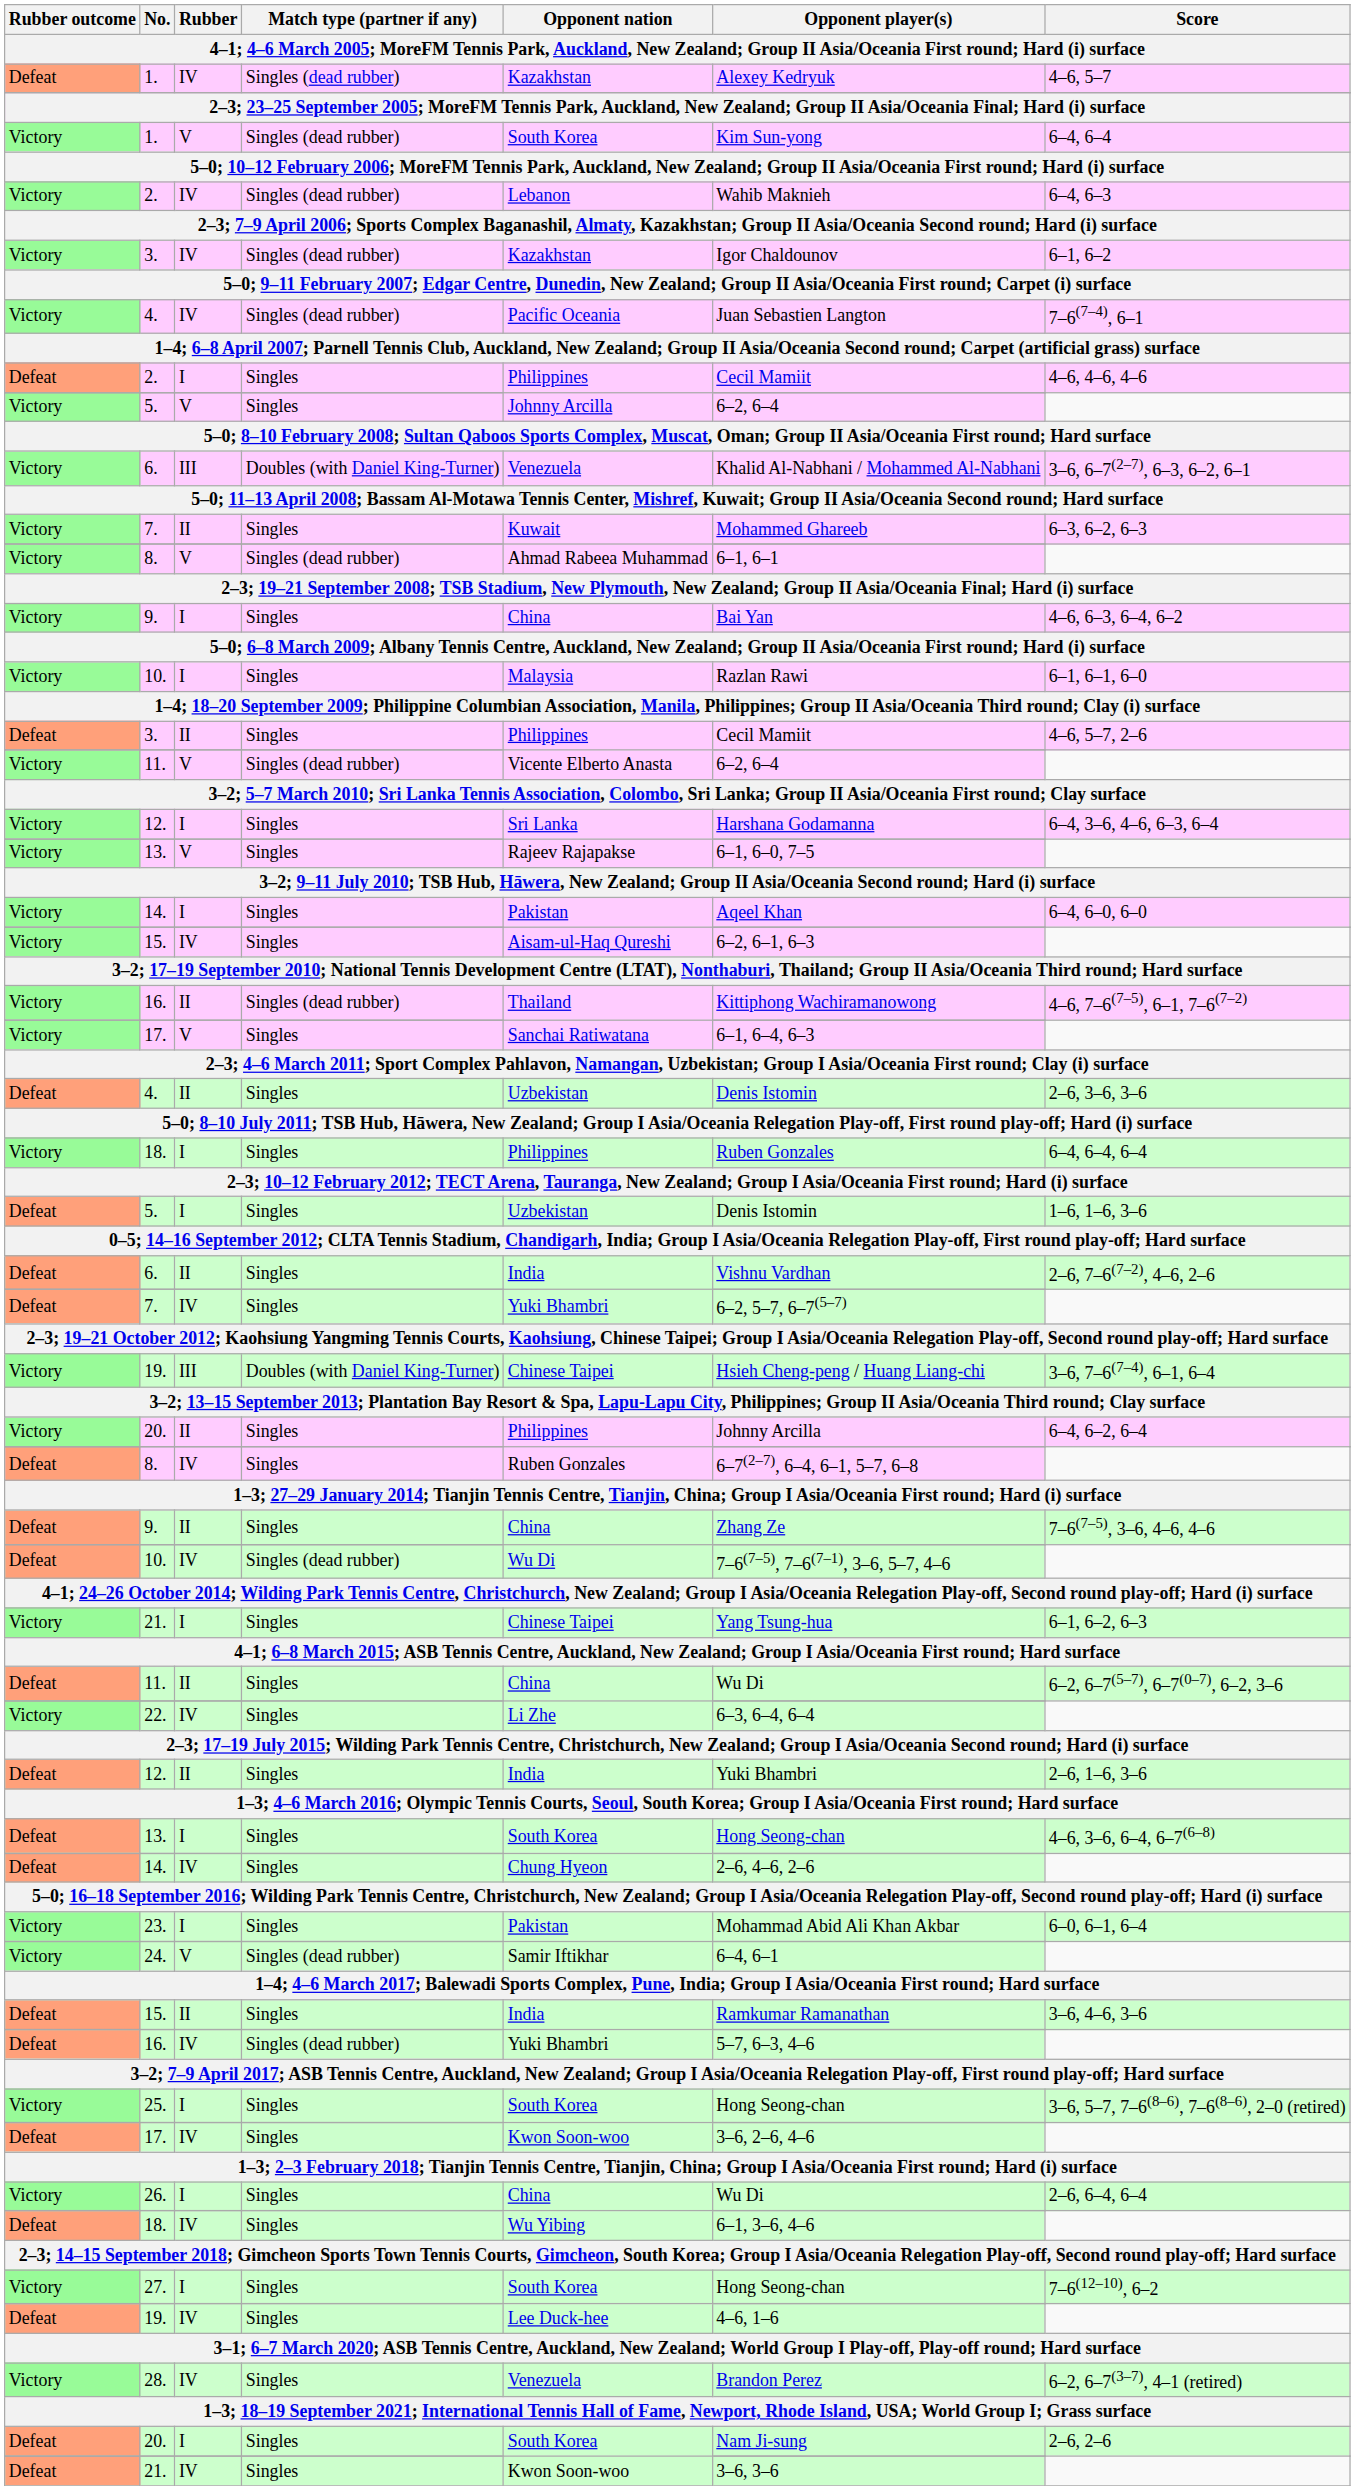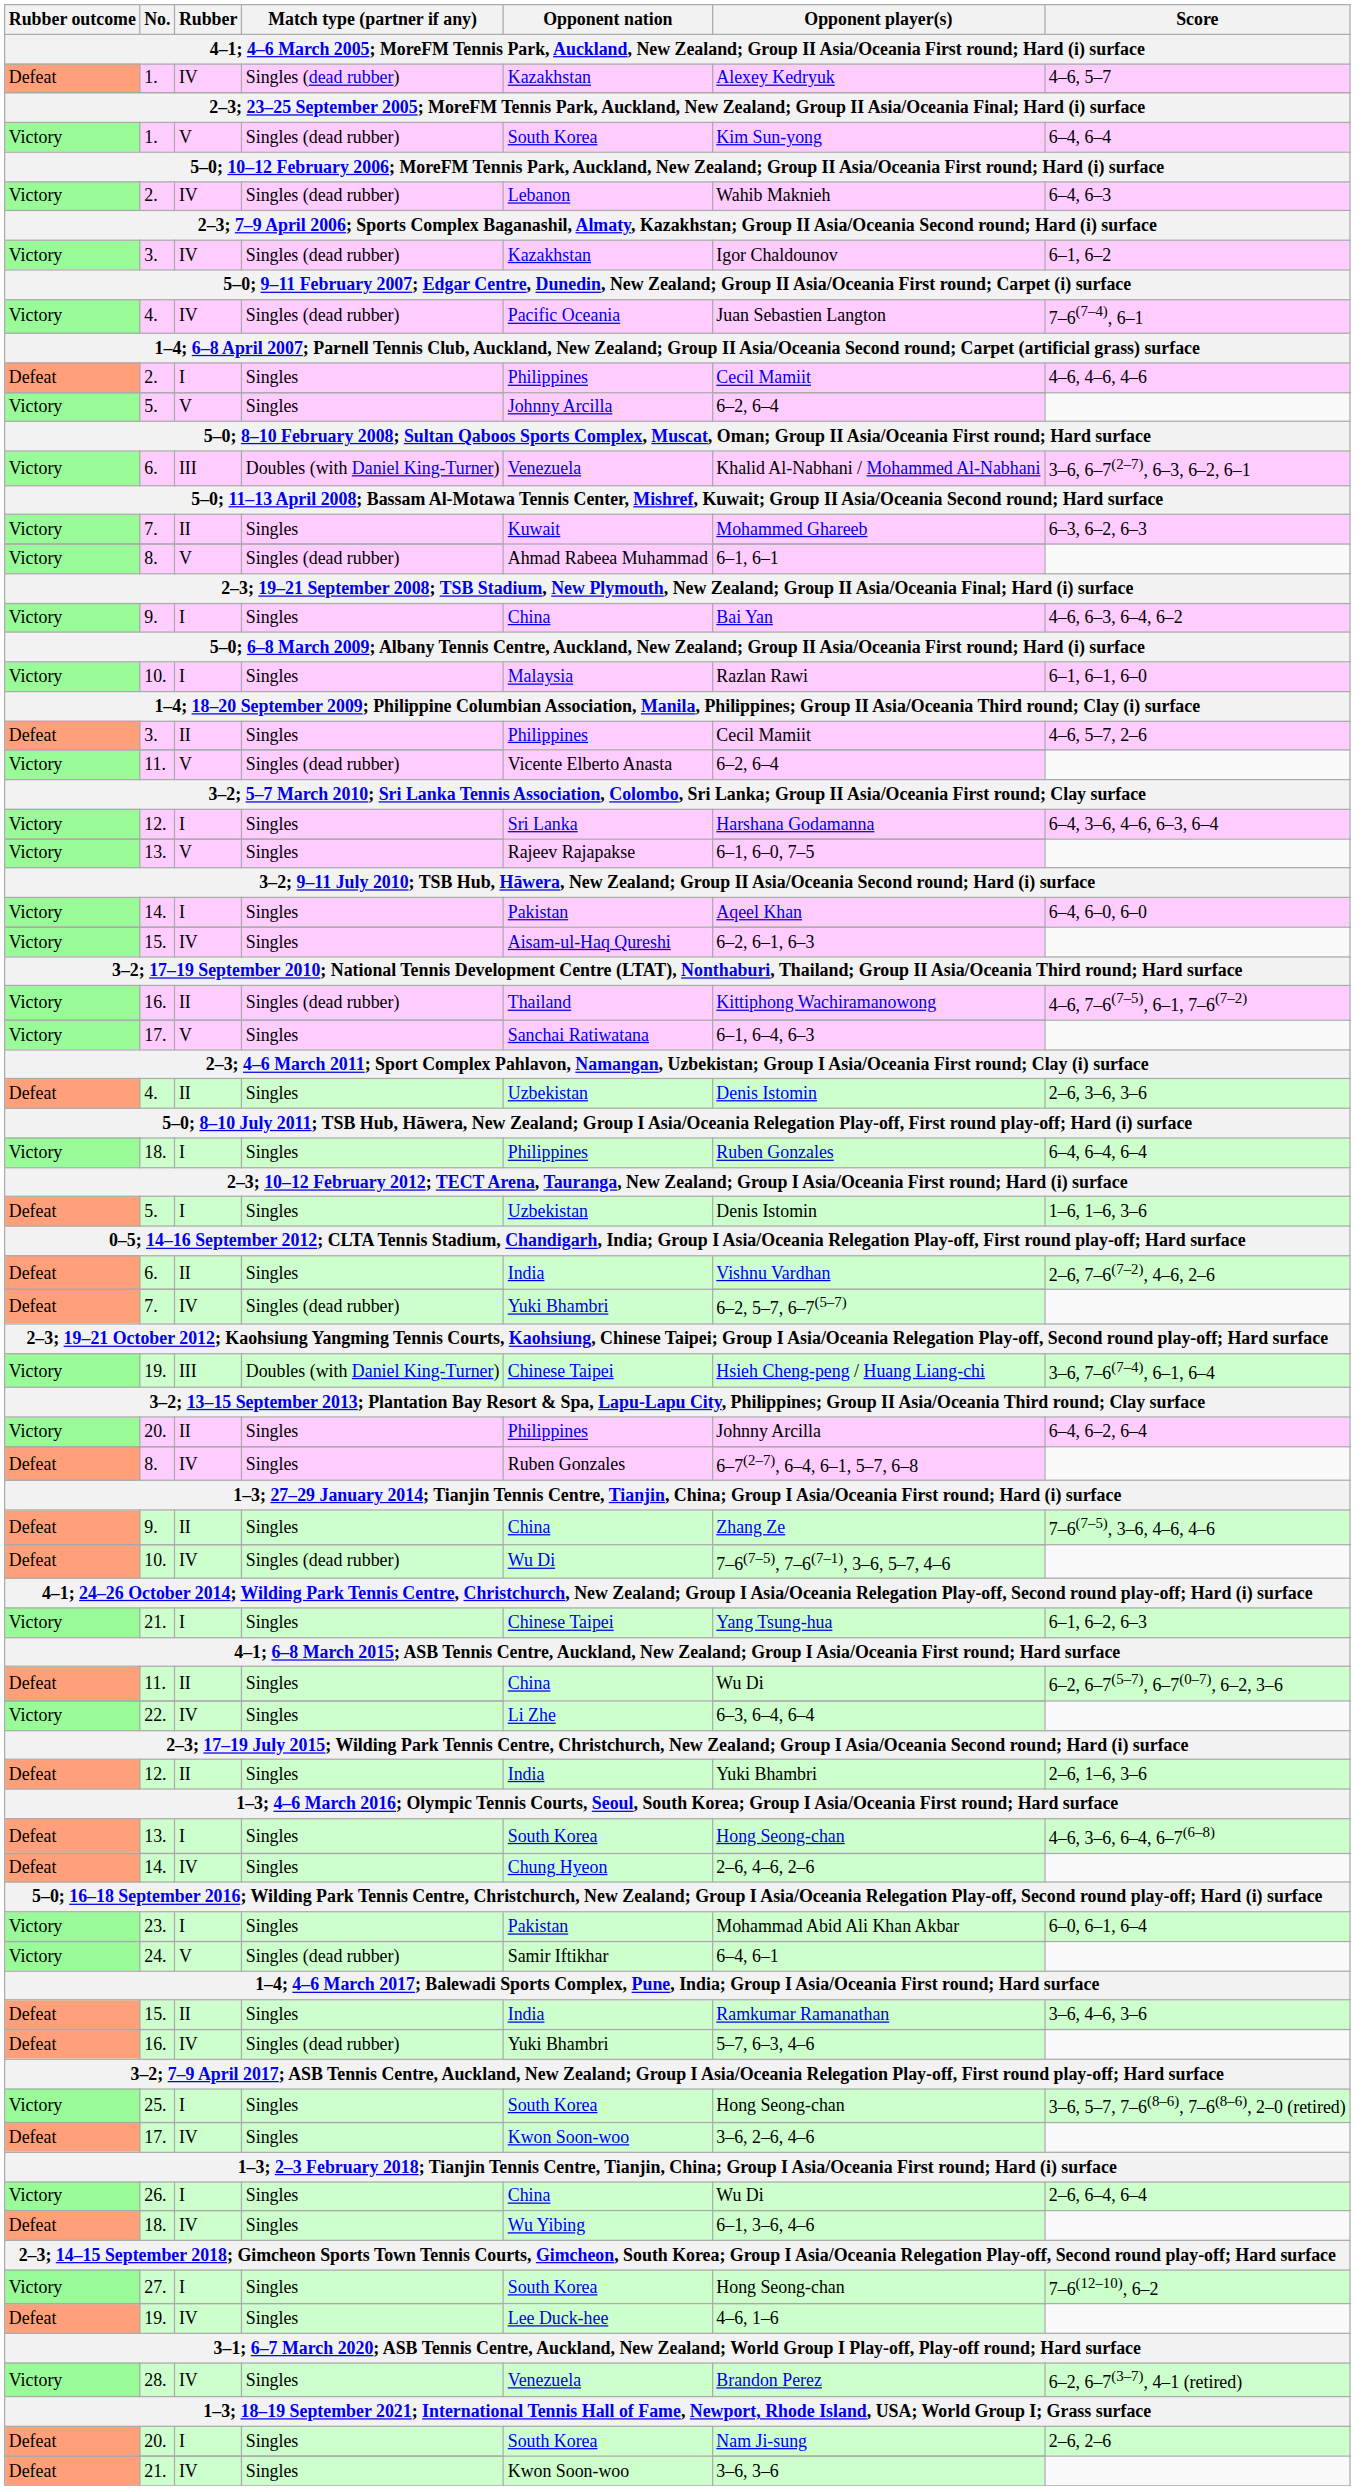(272, 1307) Singles -> (323, 1307) Singles (dead rubber)
